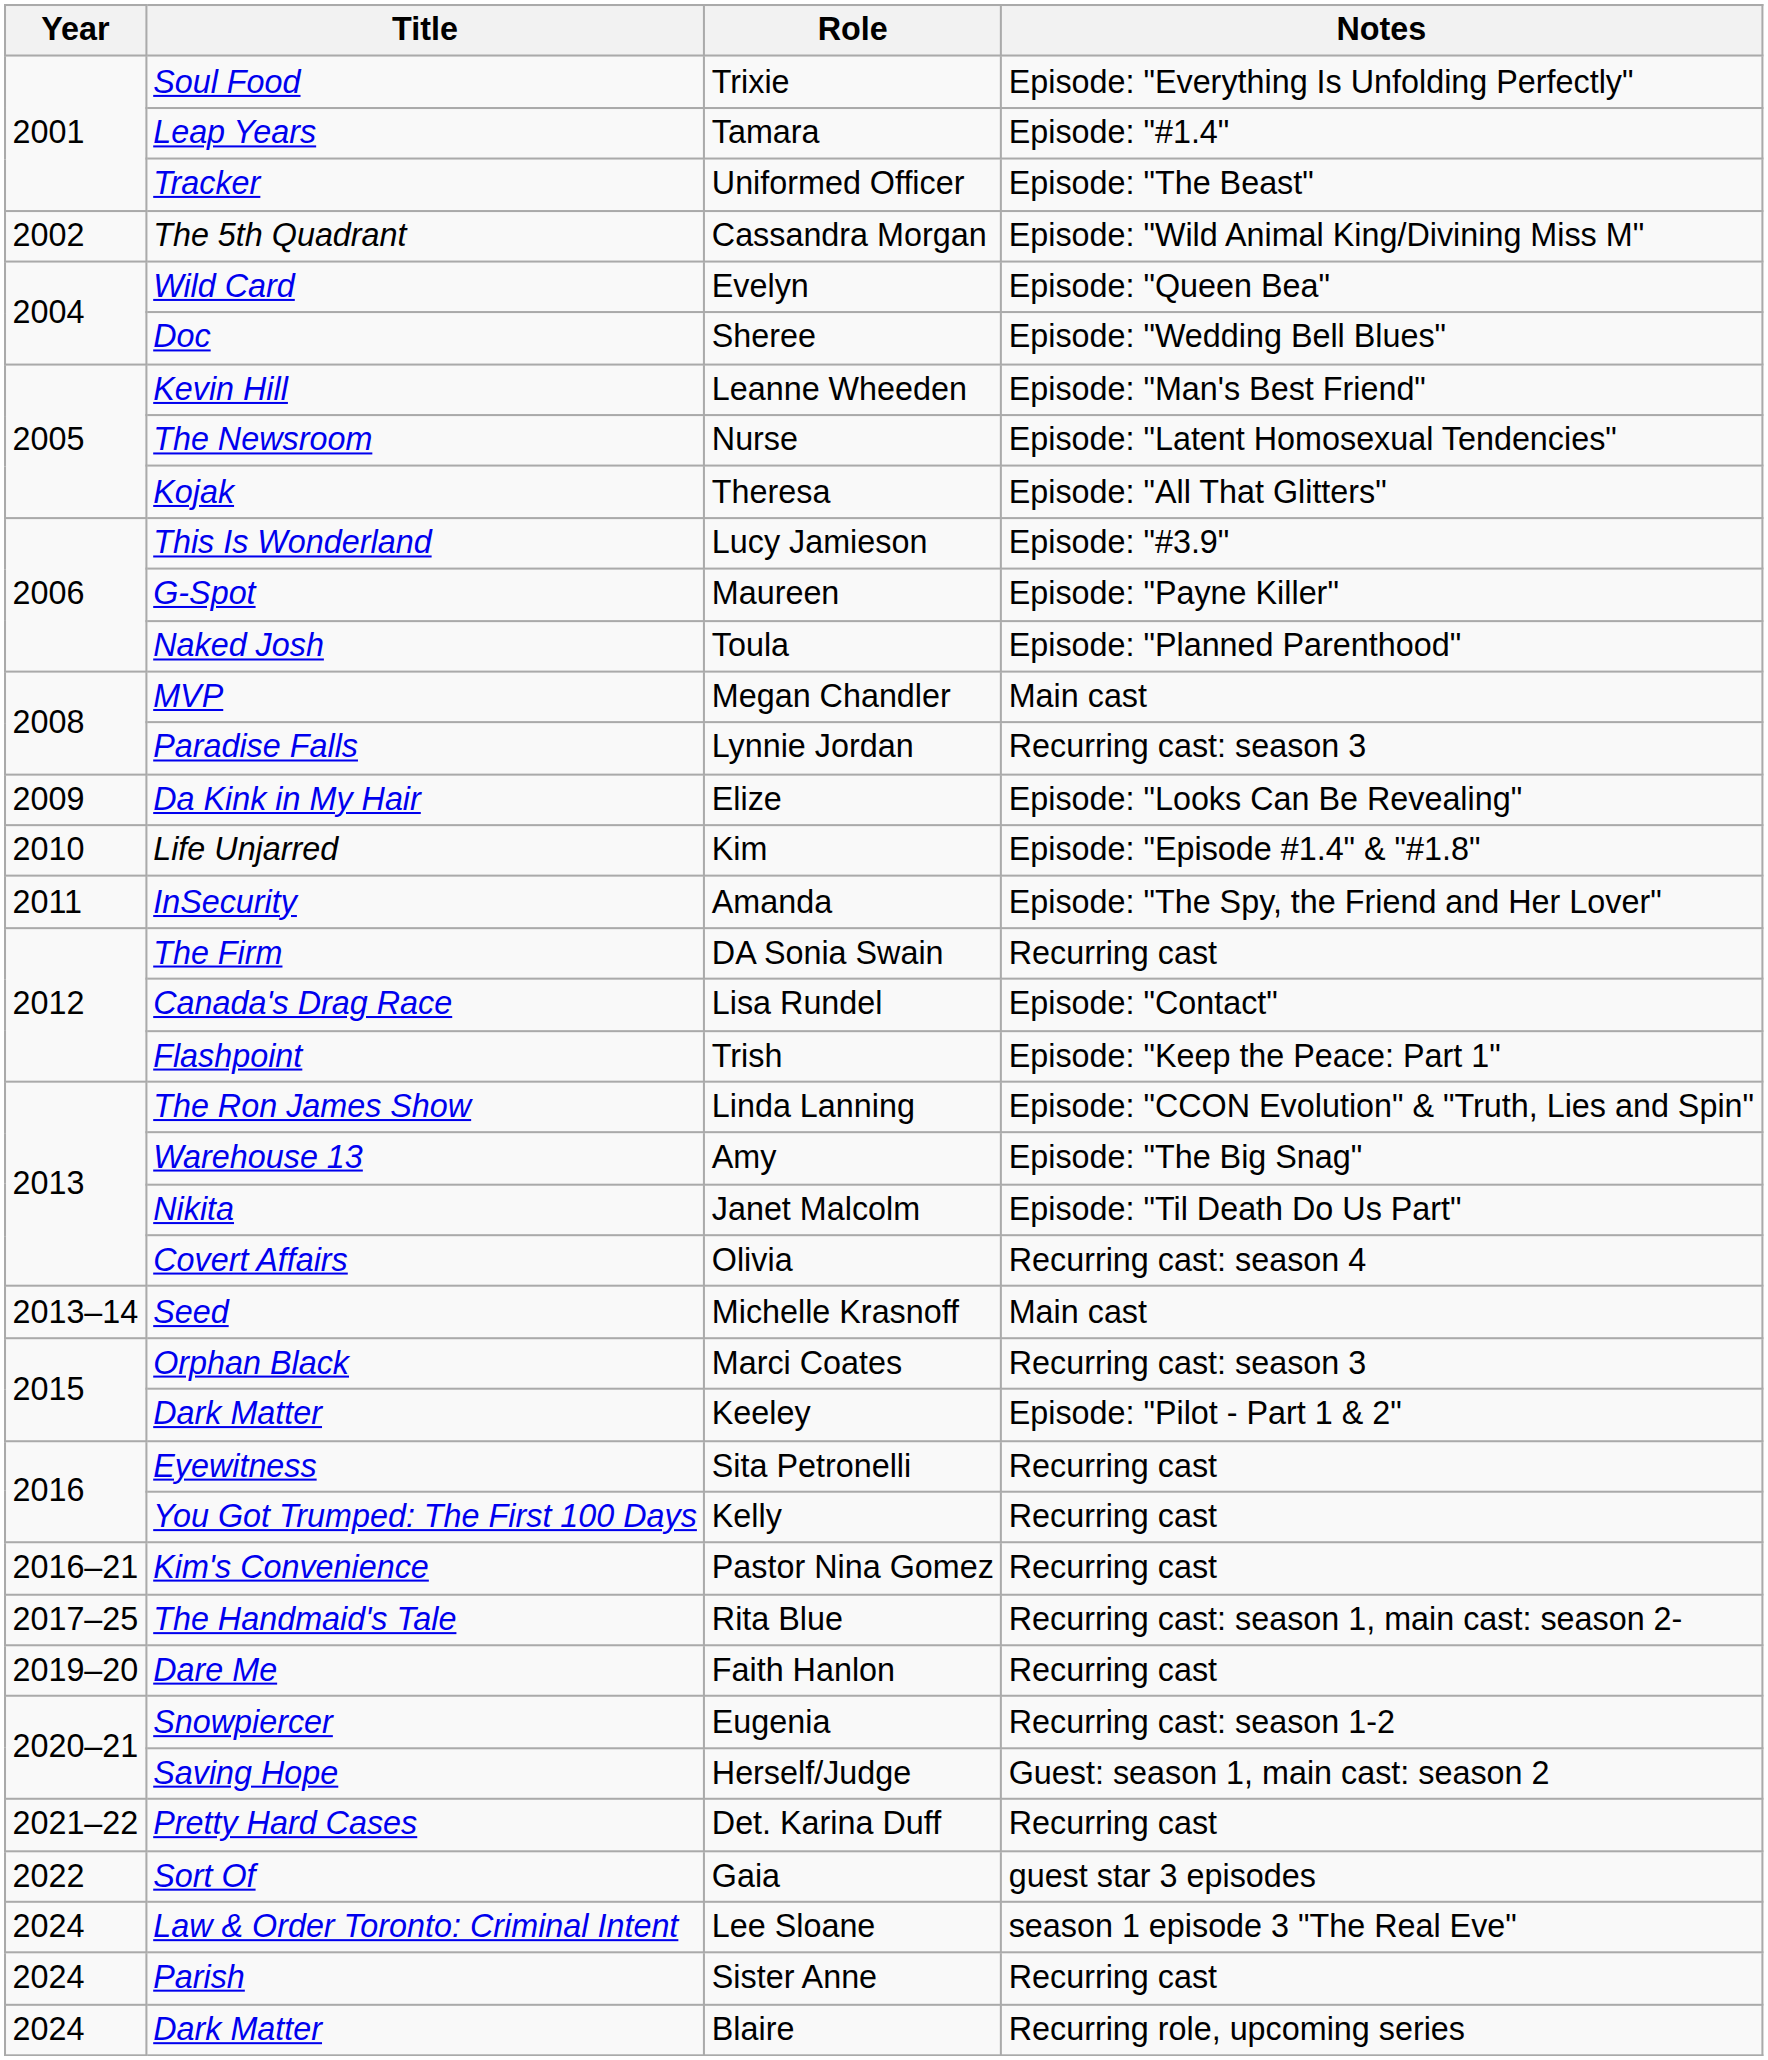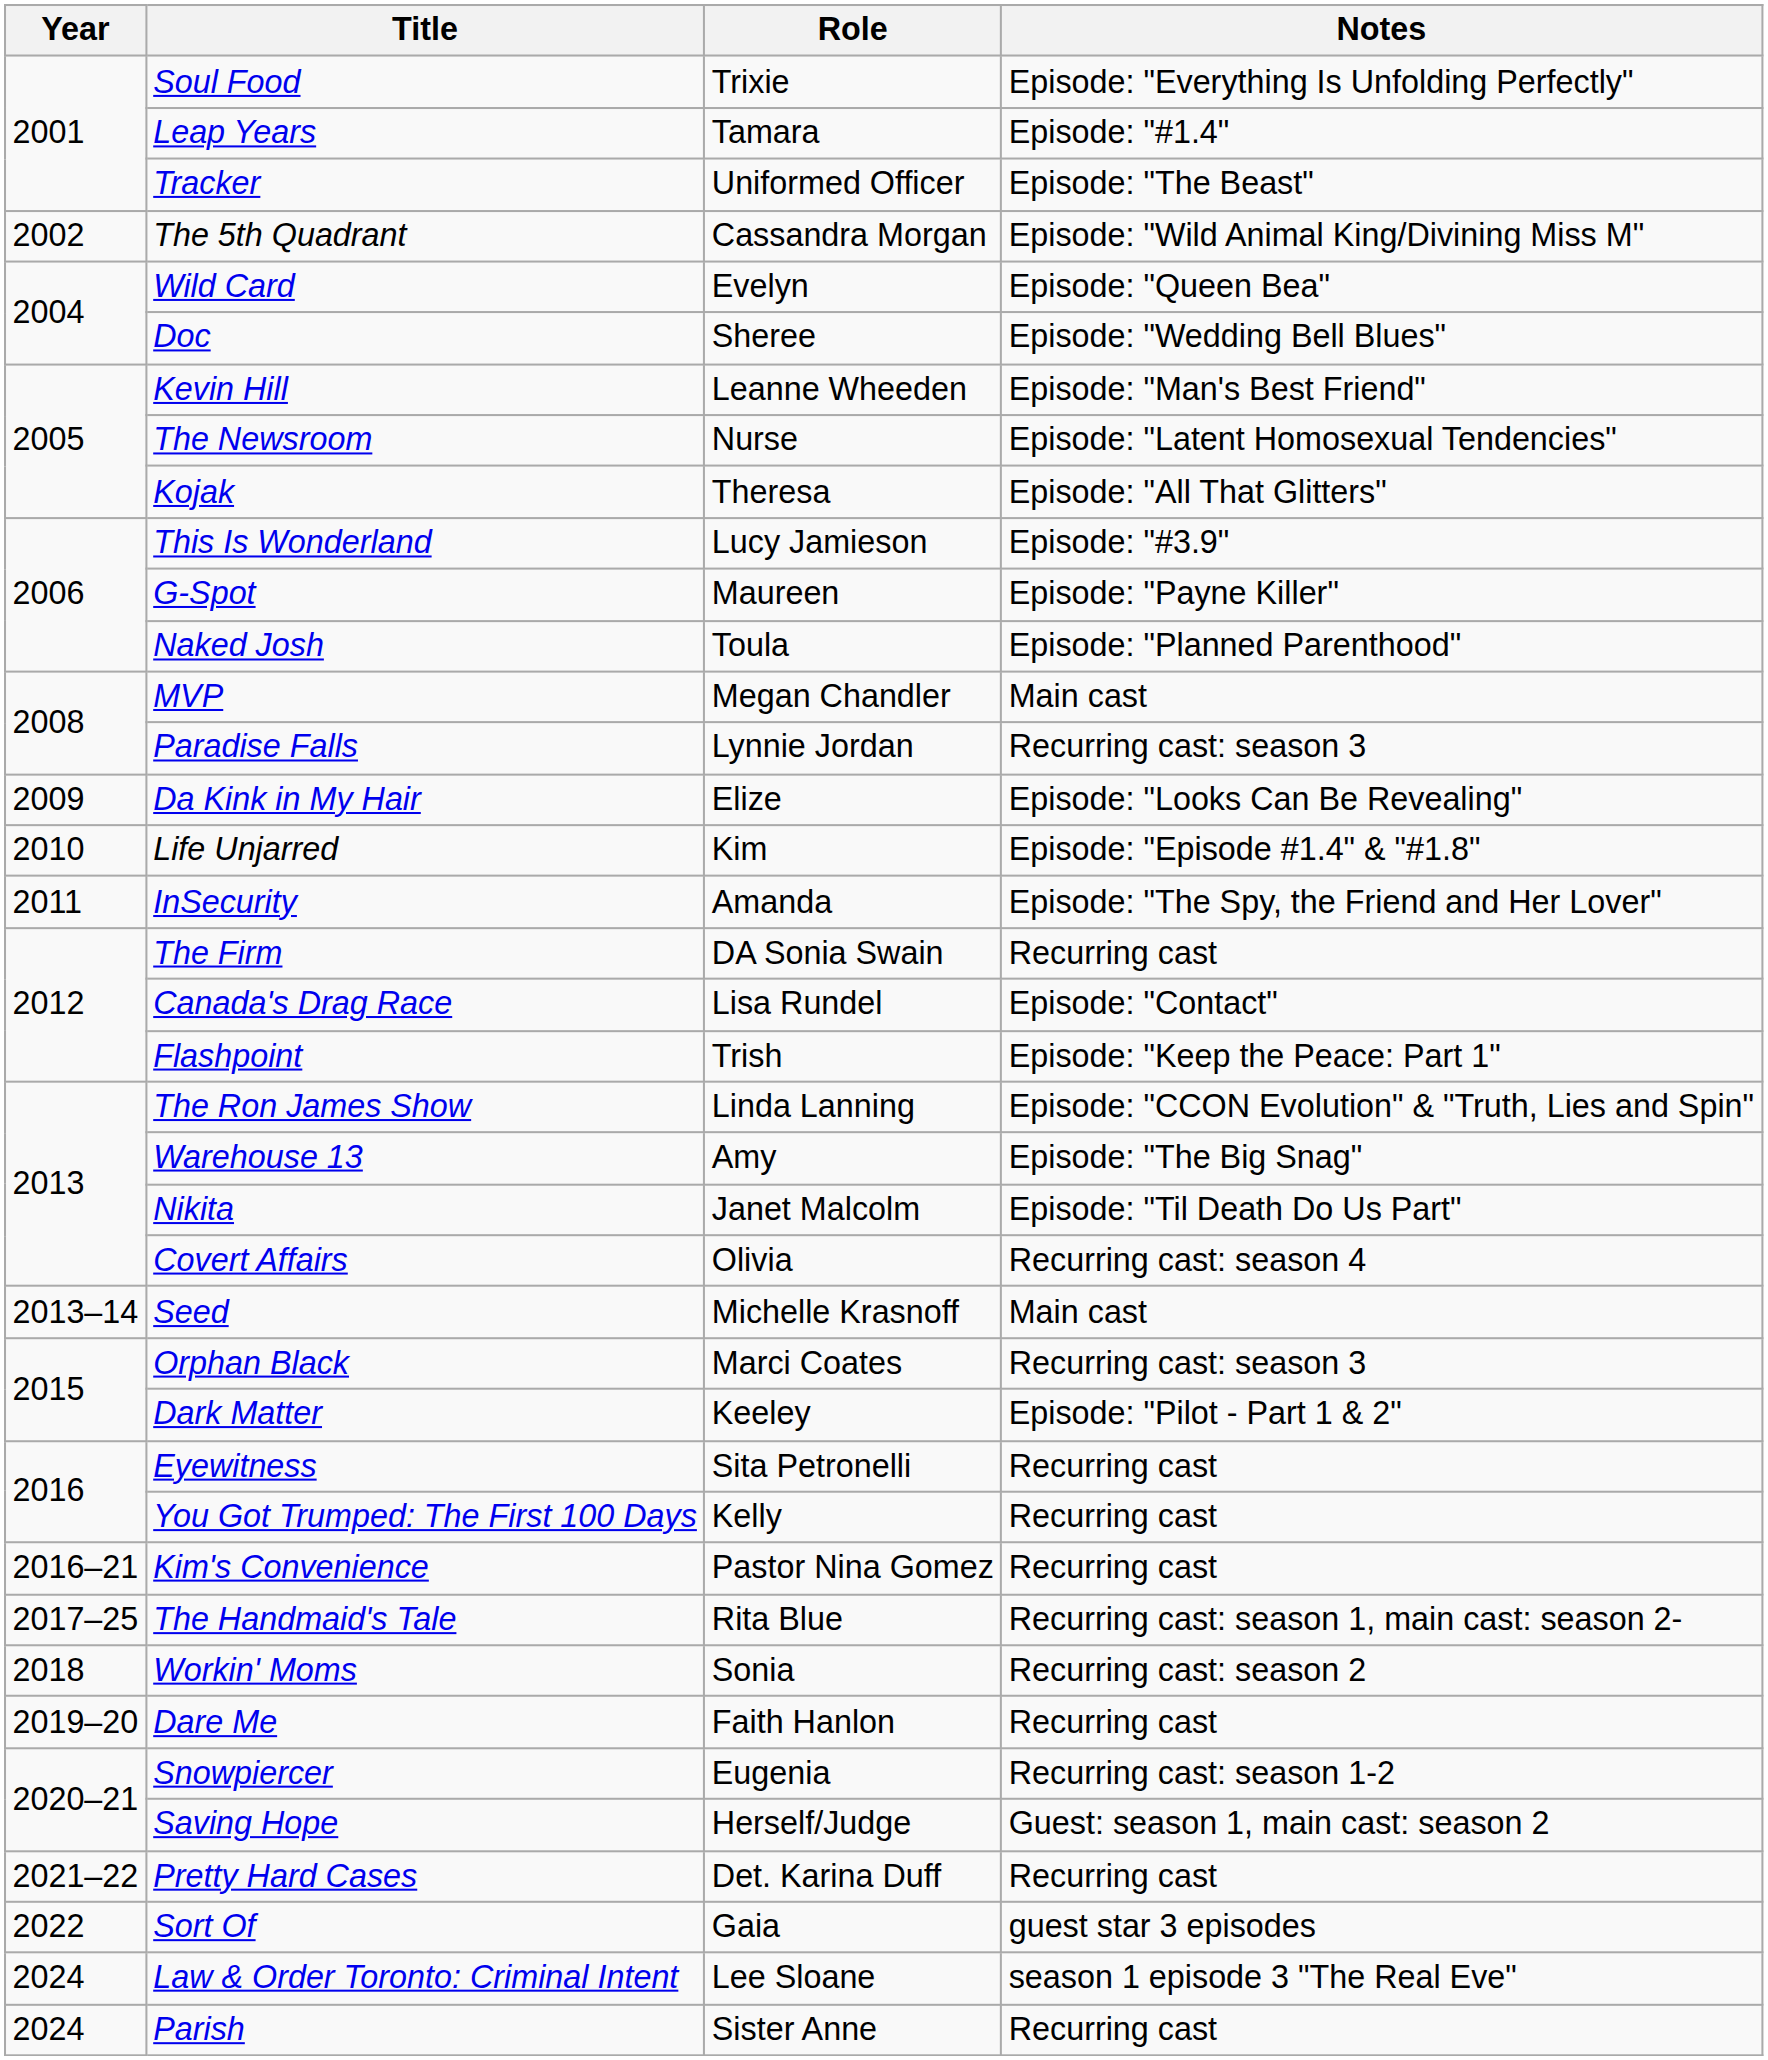+ row: (753, 1670)
- row: (753, 2029)
